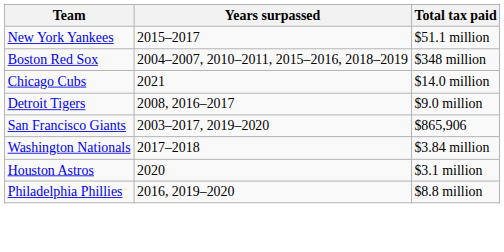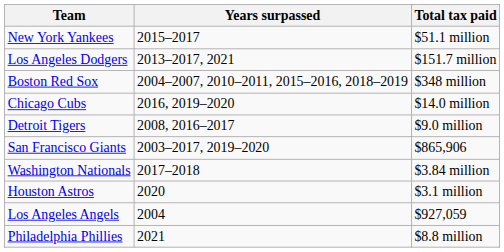+ row: (68, 59)
(151, 81) 2021 -> (186, 103) 2016, 2019–2020
+ row: (63, 214)
(186, 192) 2016, 2019–2020 -> (151, 236) 2021
